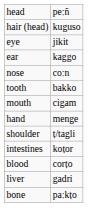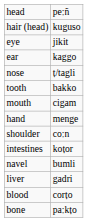(61, 73) coːn -> (64, 73) ṭ/tagli
(64, 133) ṭ/tagli -> (61, 133) coːn
+ row: (17, 164)
rows swapped: (15, 179) <-> (17, 164)
